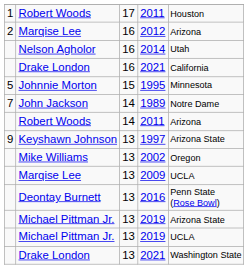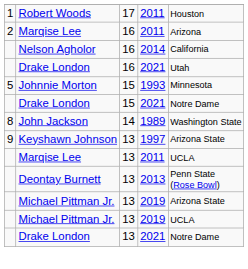(153, 31) 2012 -> (152, 31) 2011
(180, 49) Utah -> (189, 49) California
(189, 67) California -> (180, 67) Utah
(153, 85) 1995 -> (153, 85) 1993
+ row: (54, 103)
(10, 103) 7 -> (10, 121) 8
(195, 103) Notre Dame -> (206, 121) Washington State
- row: (55, 121)
- row: (53, 157)
(153, 175) 2009 -> (152, 157) 2011
(153, 197) 2016 -> (153, 179) 2013
(206, 255) Washington State -> (195, 237) Notre Dame
